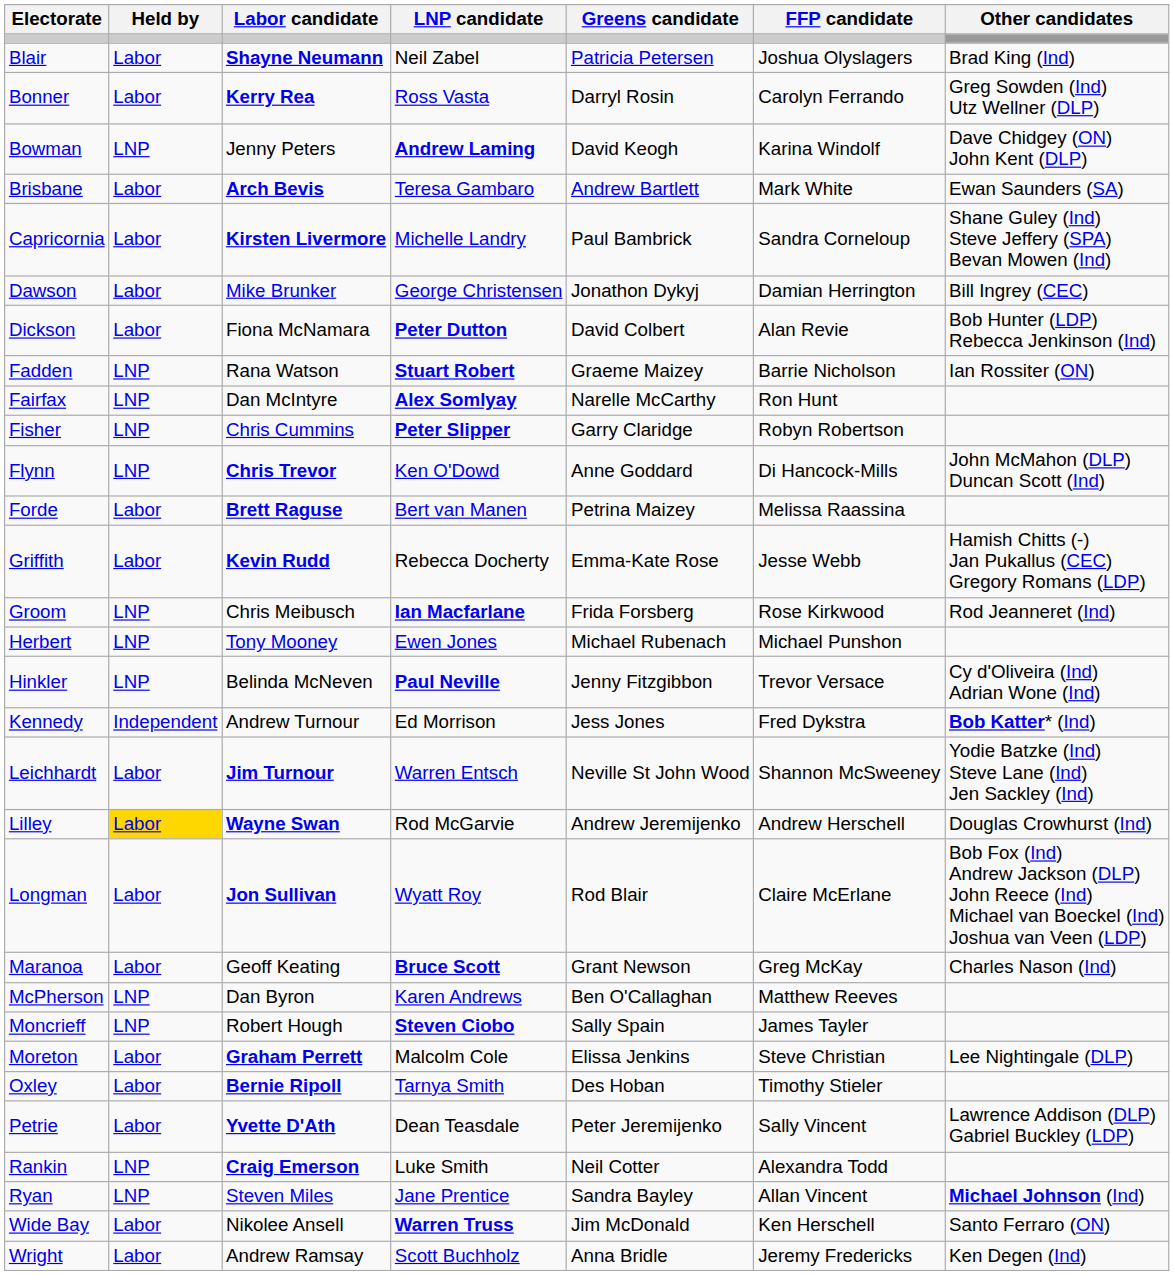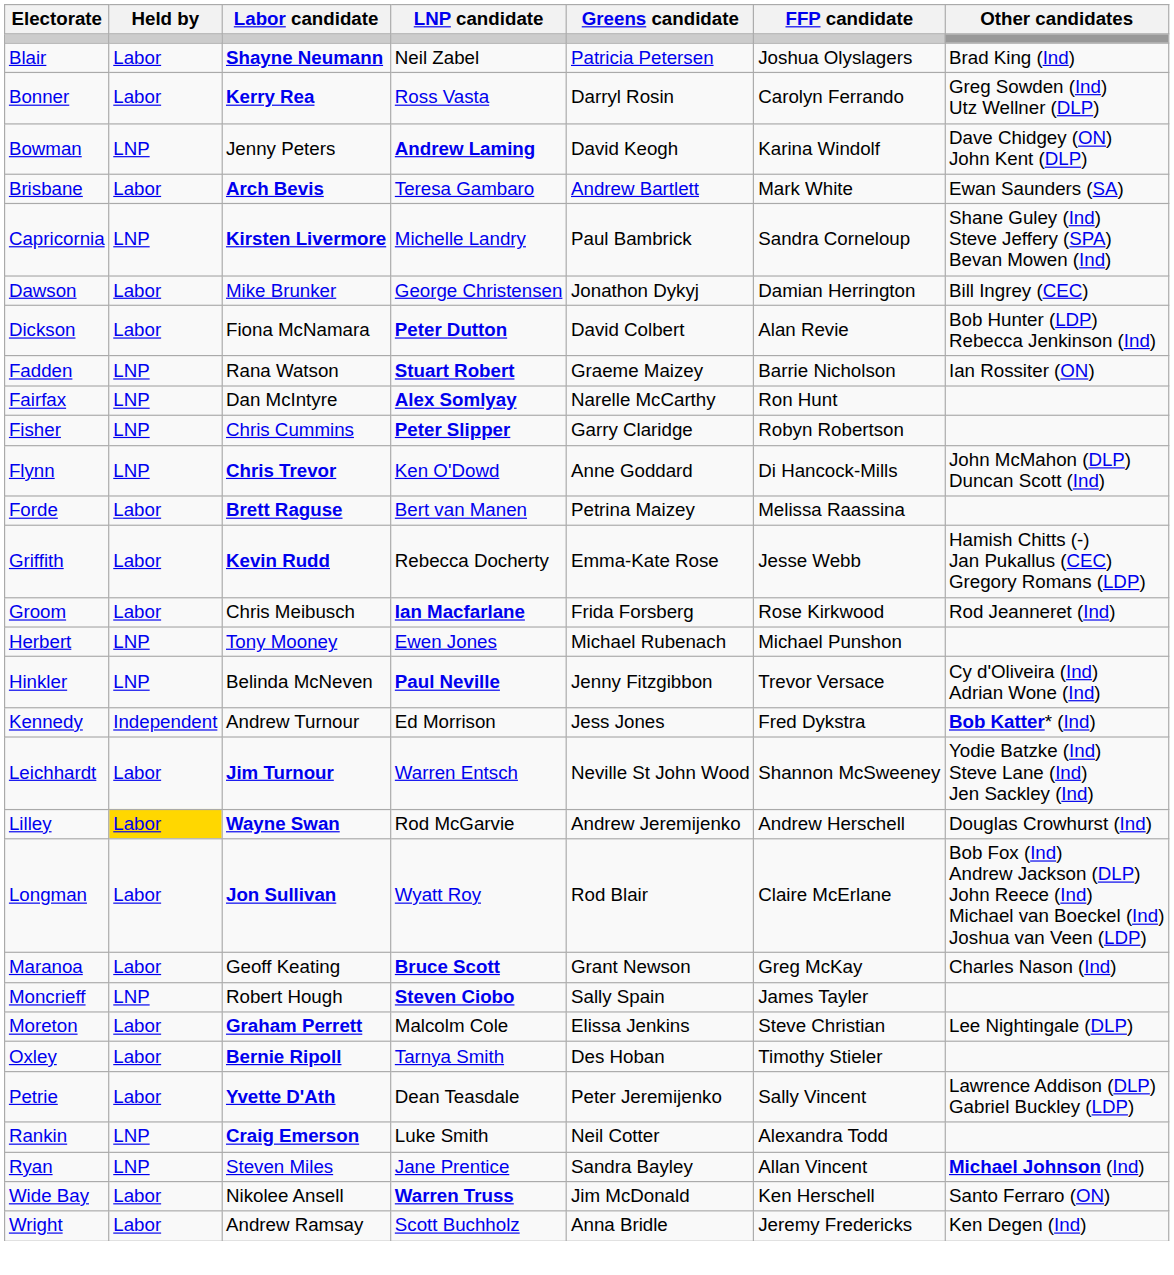(137, 239) Labor -> (131, 239) LNP
(131, 612) LNP -> (137, 612) Labor
- row: (56, 997)
